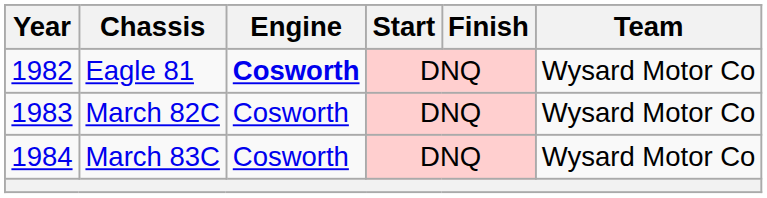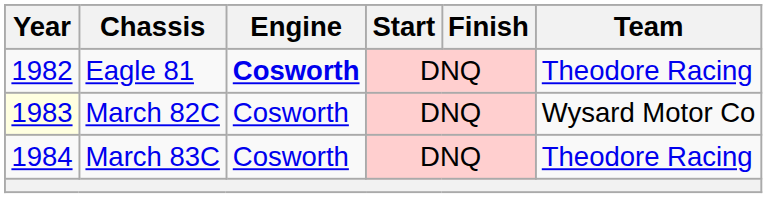(649, 71) Wysard Motor Co -> (647, 71) Theodore Racing
(42, 114) no background -> (42, 114) lightyellow background
(649, 157) Wysard Motor Co -> (647, 157) Theodore Racing
